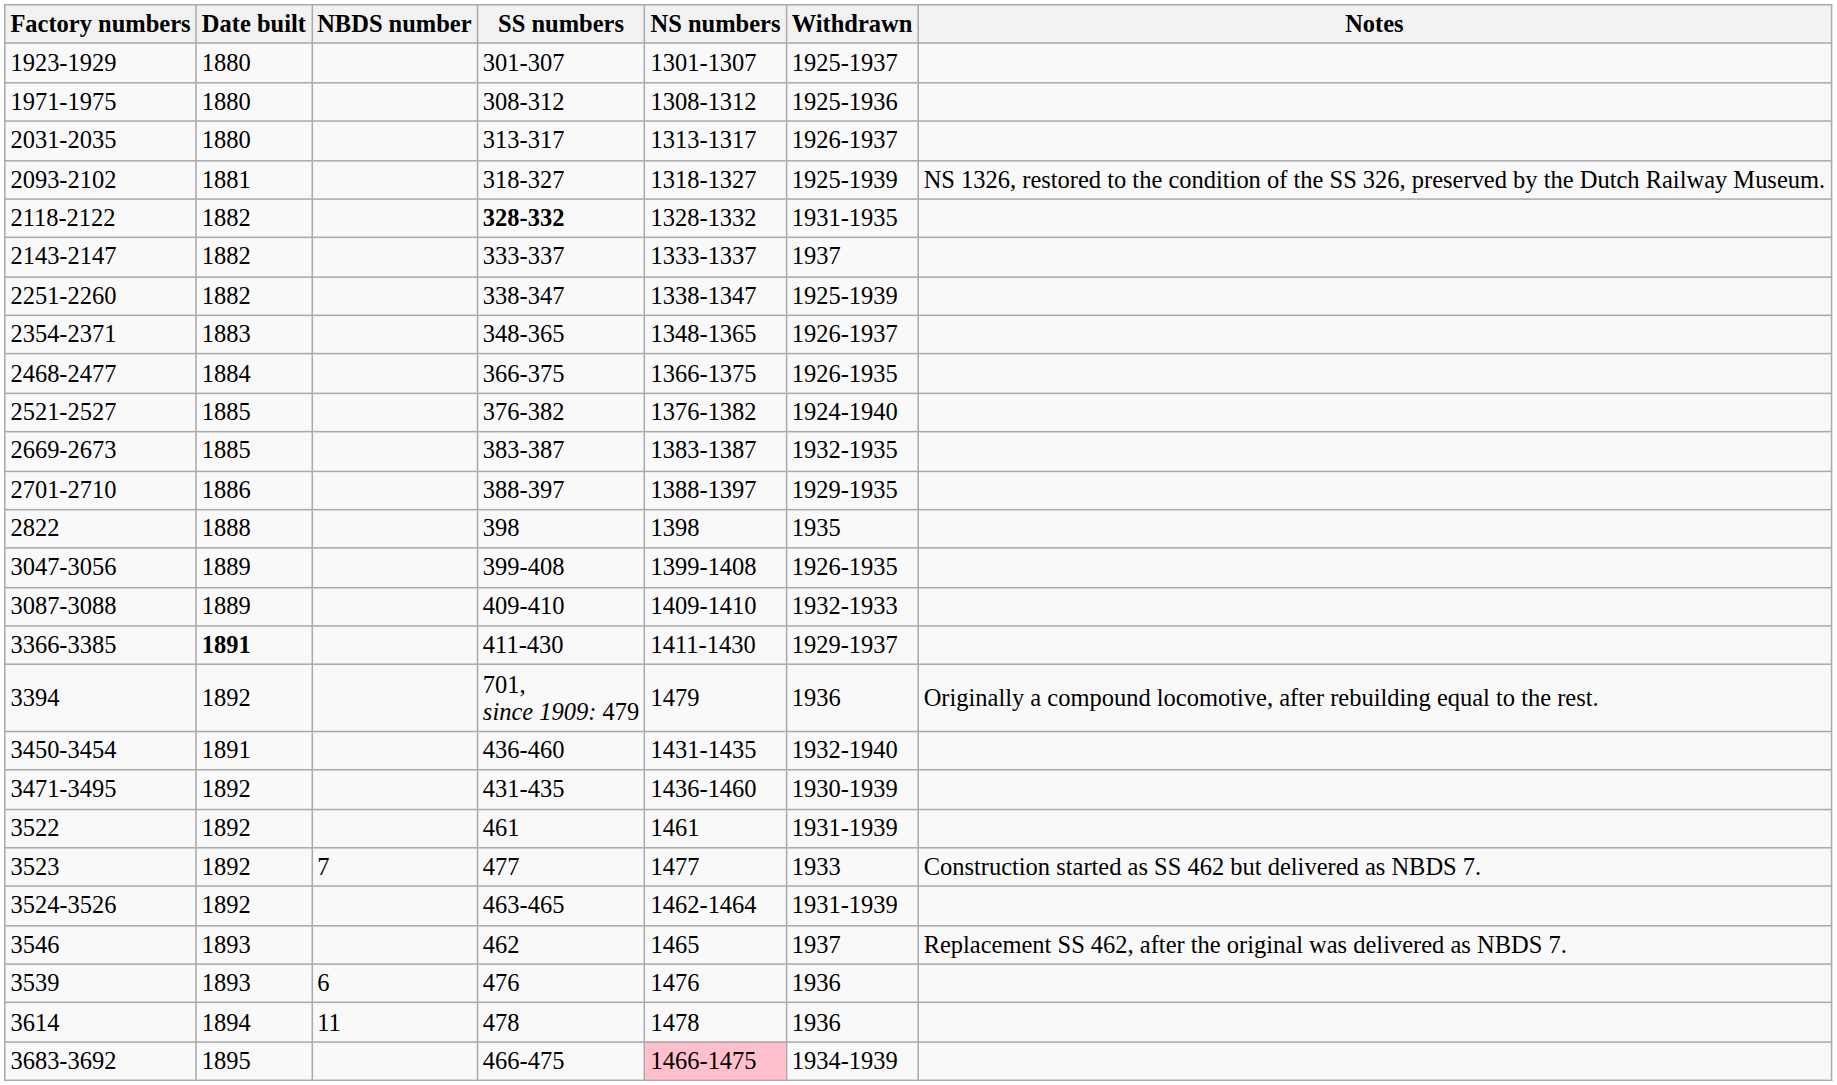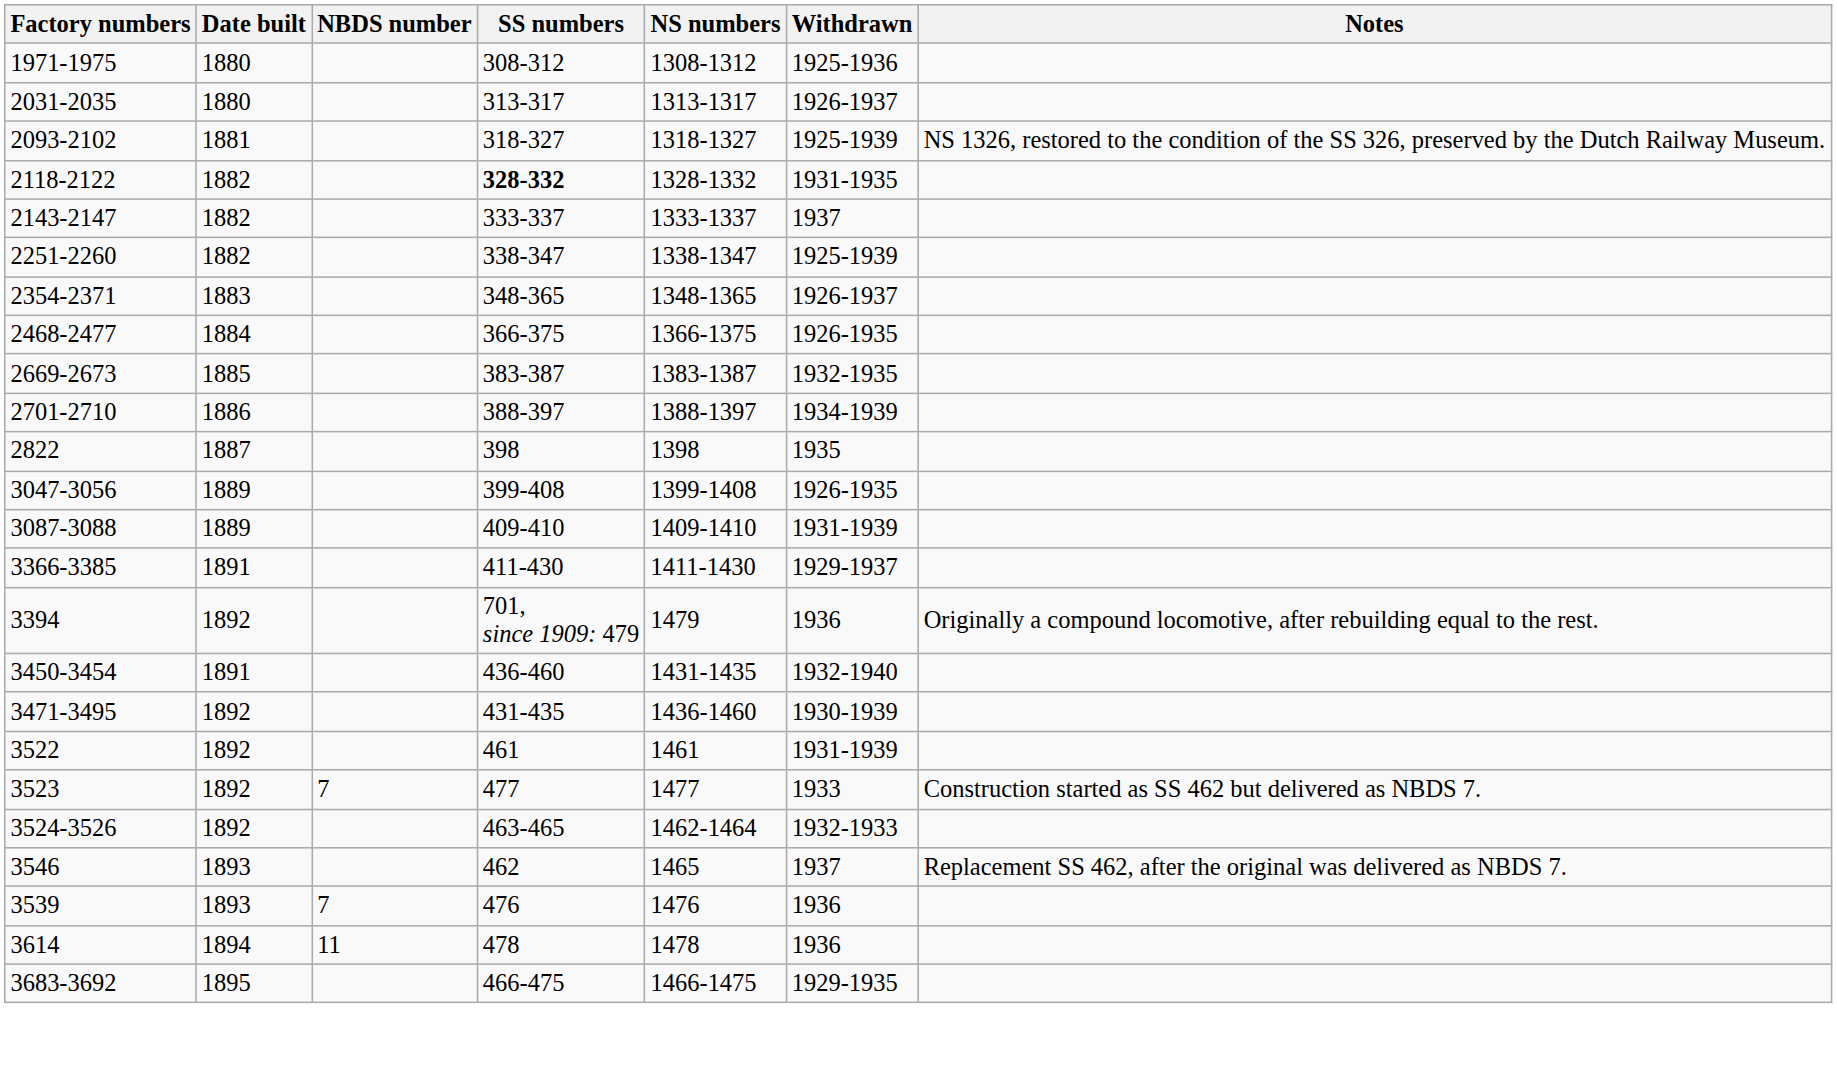- row: (63, 62)
- row: (63, 412)
(845, 489) 1929-1935 -> (845, 412) 1934-1939
(226, 528) 1888 -> (226, 450) 1887
(845, 606) 1932-1933 -> (845, 528) 1931-1939
(226, 645) bold -> (226, 567) normal
(845, 905) 1931-1939 -> (845, 827) 1932-1933
(323, 983) 6 -> (323, 905) 7
(704, 1060) pink background -> (704, 983) no background
(845, 1060) 1934-1939 -> (845, 983) 1929-1935
